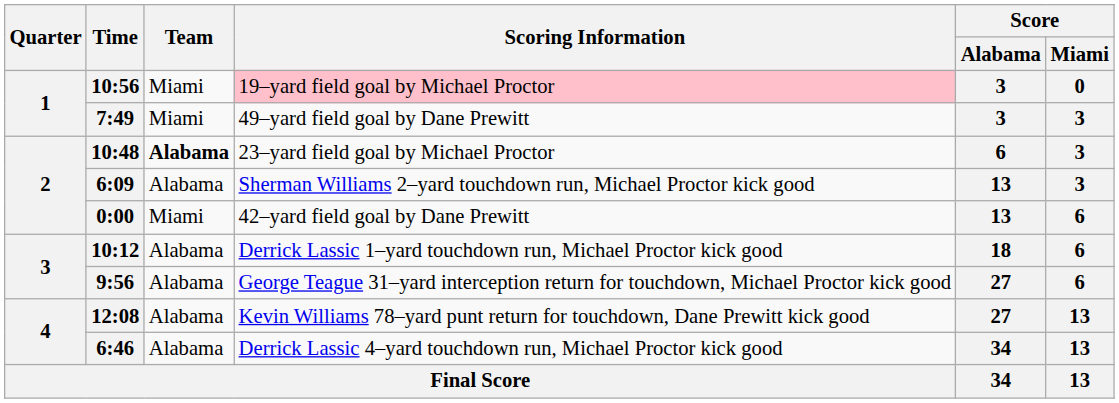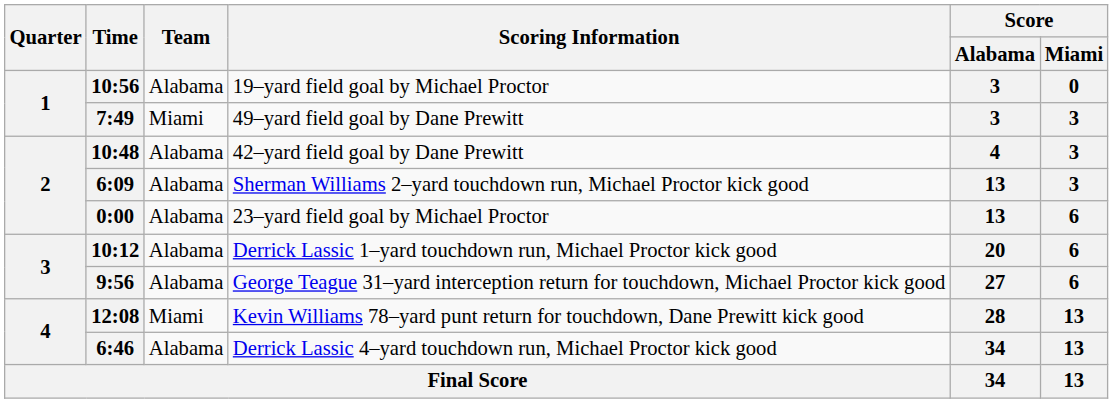(176, 86) Miami -> (186, 86) Alabama
(397, 86) pink background -> (391, 86) no background
(189, 151) bold -> (186, 151) normal
(397, 151) 23–yard field goal by Michael Proctor -> (378, 151) 42–yard field goal by Dane Prewitt
(1001, 151) 6 -> (995, 151) 4
(176, 217) Miami -> (186, 217) Alabama
(384, 217) 42–yard field goal by Dane Prewitt -> (391, 217) 23–yard field goal by Michael Proctor
(1001, 250) 18 -> (995, 250) 20
(186, 315) Alabama -> (176, 315) Miami
(1001, 315) 27 -> (995, 315) 28
